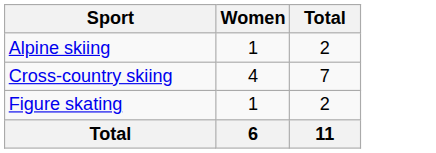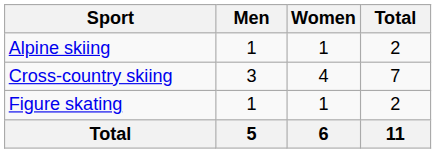+ column: (252, 18)
